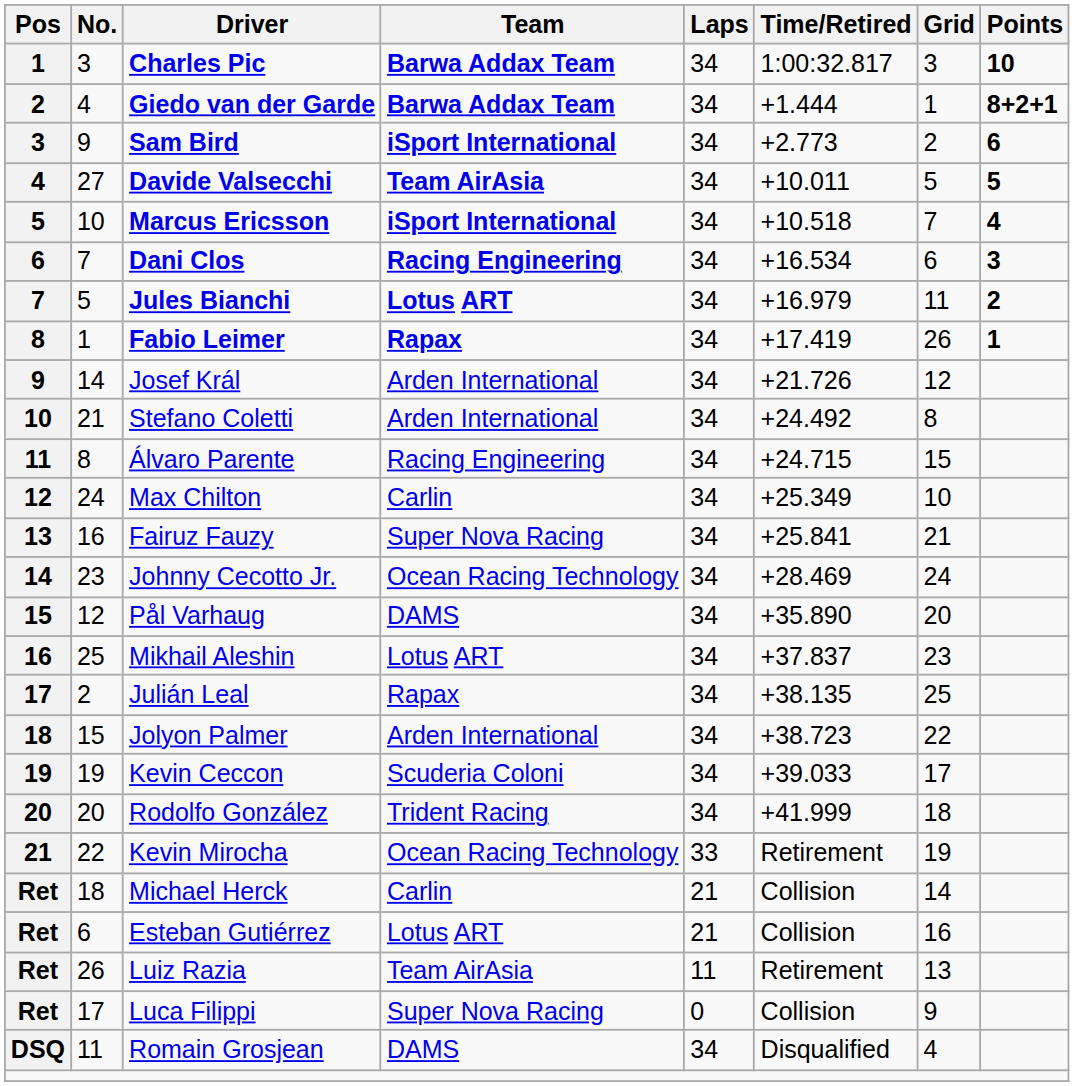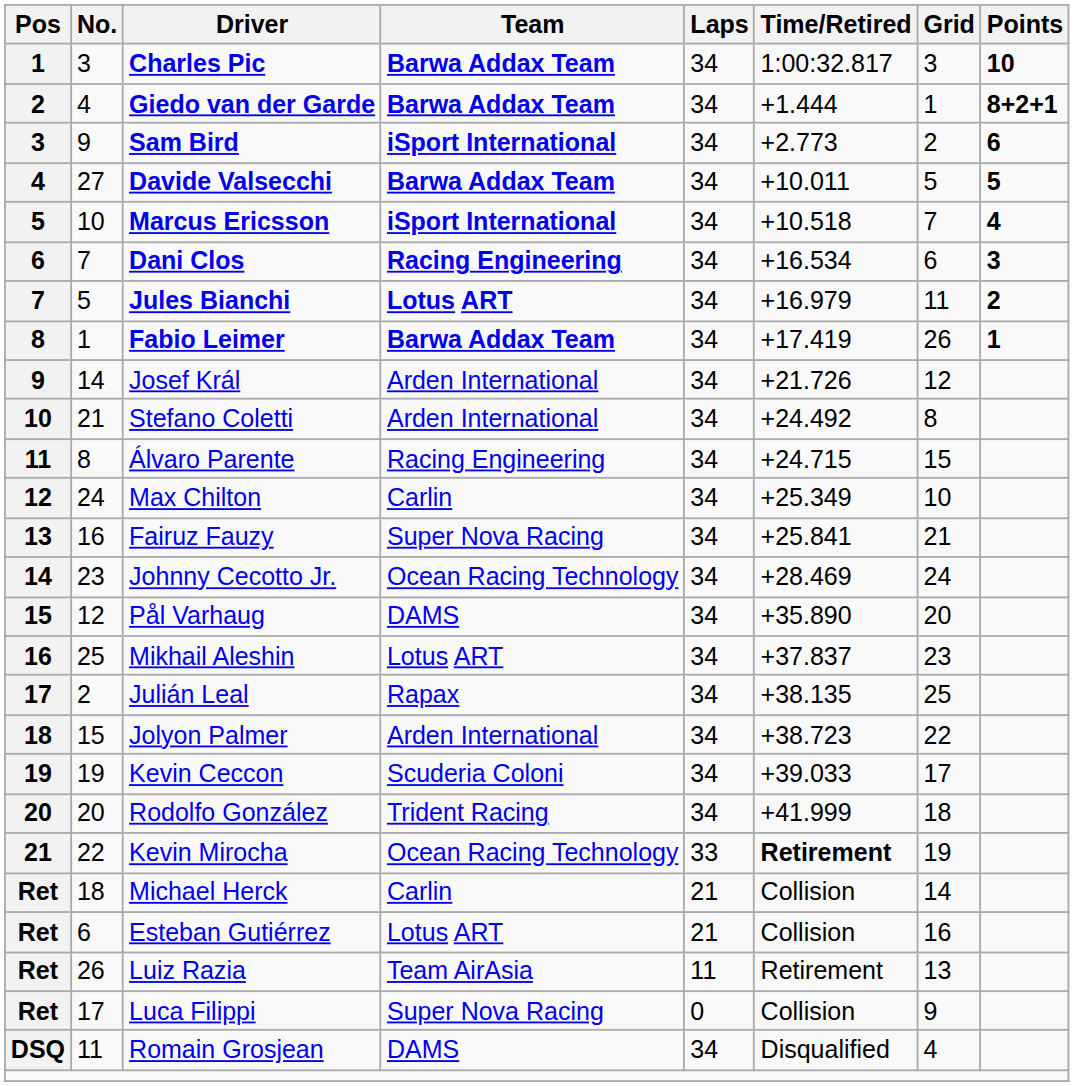(465, 182) Team AirAsia -> (501, 182) Barwa Addax Team
(424, 340) Rapax -> (501, 340) Barwa Addax Team
(822, 853) normal -> (826, 853) bold
